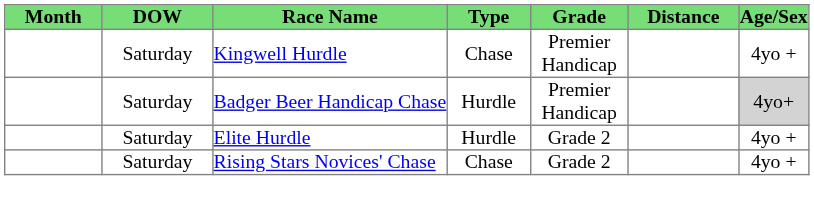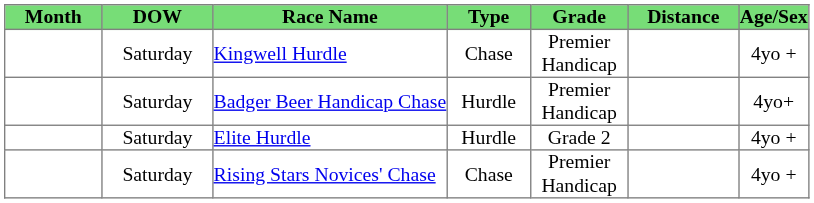(774, 101) lightgrey background -> (774, 101) no background
(579, 162) Grade 2 -> (579, 173) Premier Handicap
